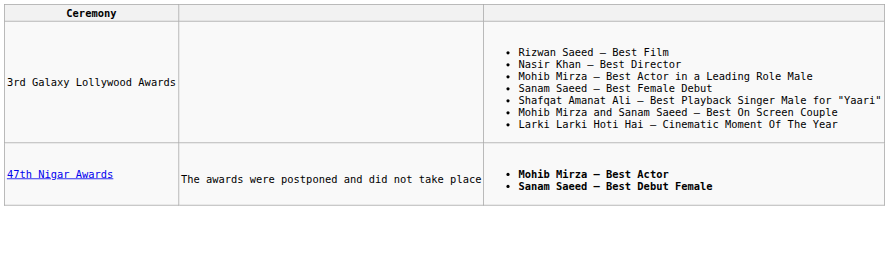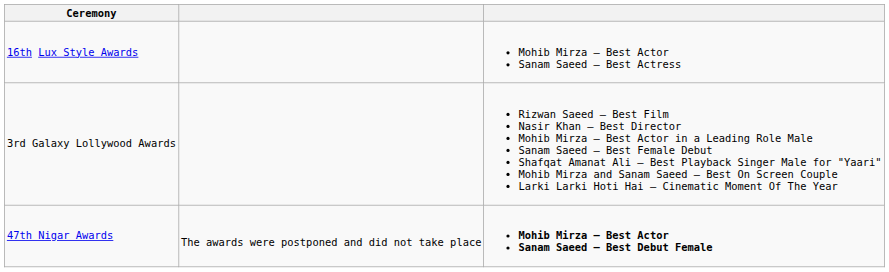+ row: (73, 52)
